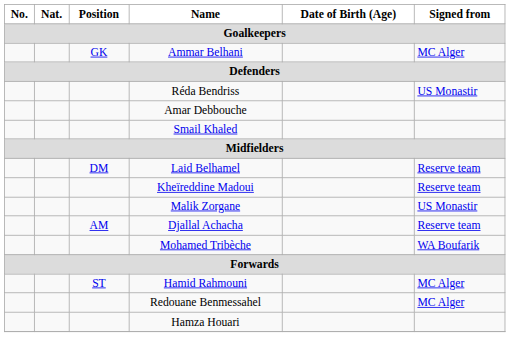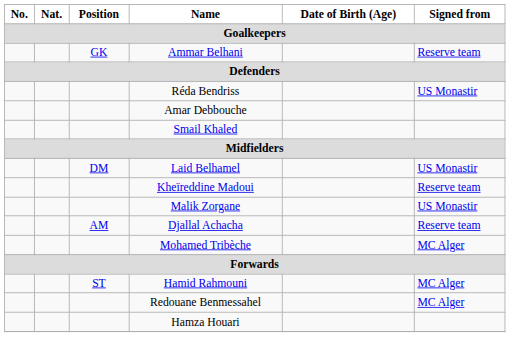(441, 52) MC Alger -> (449, 52) Reserve team
(449, 168) Reserve team -> (447, 168) US Monastir
(448, 245) WA Boufarik -> (441, 245) MC Alger
